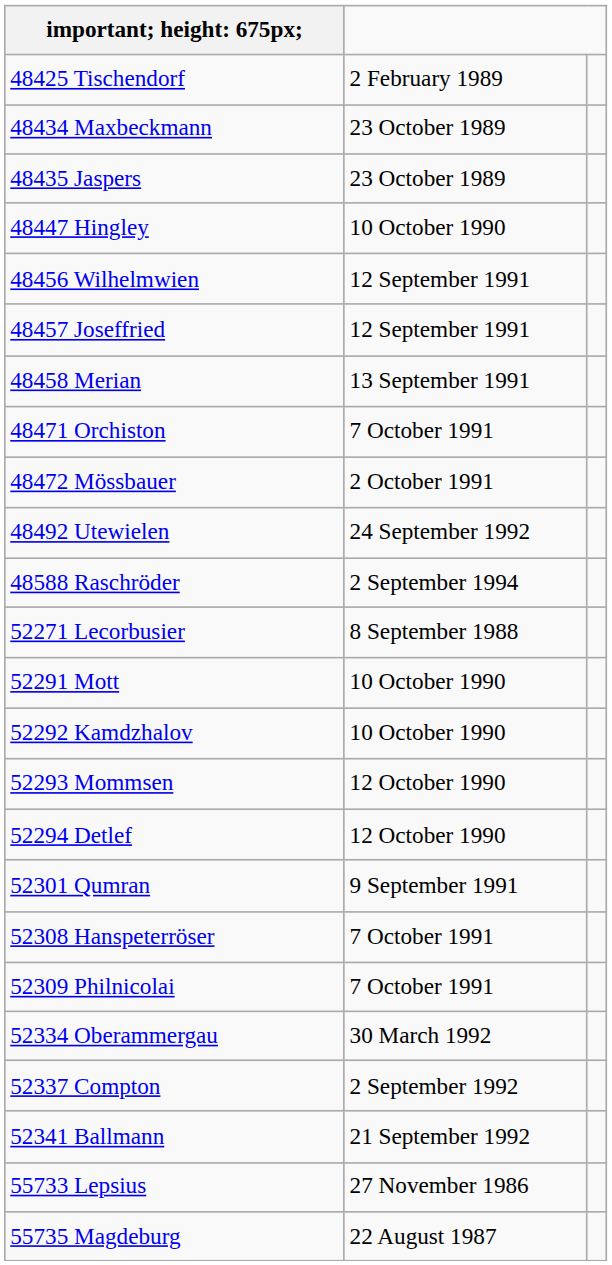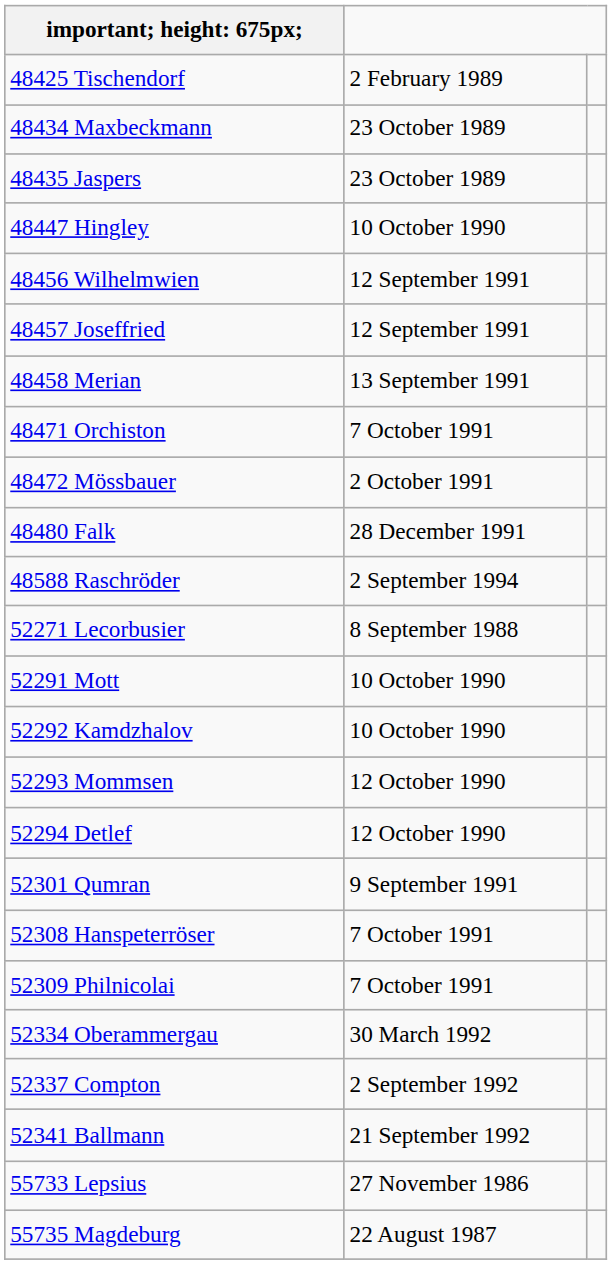+ row: (63, 531)
- row: (90, 532)
